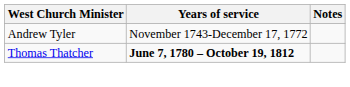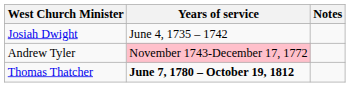+ row: (43, 33)
(219, 33) no background -> (219, 52) pink background
